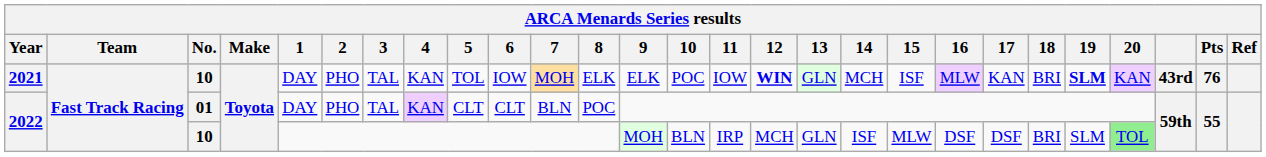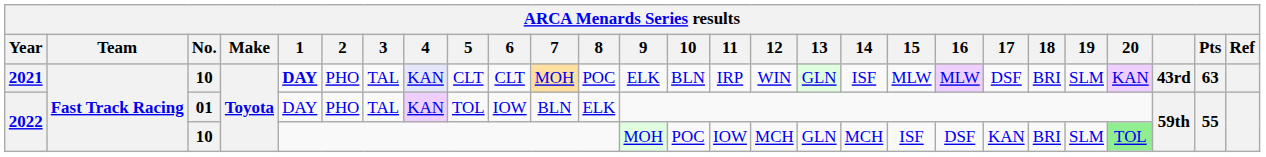(300, 77) normal -> (300, 77) bold
(426, 77) no background -> (426, 77) lavender background
(468, 77) TOL -> (468, 77) CLT
(510, 77) IOW -> (510, 77) CLT
(599, 77) ELK -> (599, 77) POC
(688, 77) POC -> (688, 77) BLN
(730, 77) IOW -> (730, 77) IRP
(774, 77) bold -> (774, 77) normal
(864, 77) MCH -> (864, 77) ISF
(911, 77) ISF -> (911, 77) MLW
(1006, 77) KAN -> (1006, 77) DSF
(1087, 77) bold -> (1087, 77) normal
(1212, 77) 76 -> (1210, 77) 63
(468, 107) CLT -> (468, 107) TOL
(510, 107) CLT -> (510, 107) IOW
(599, 107) POC -> (599, 107) ELK
(688, 136) BLN -> (688, 136) POC
(730, 136) IRP -> (730, 136) IOW
(864, 136) ISF -> (864, 136) MCH
(911, 136) MLW -> (911, 136) ISF
(1006, 136) DSF -> (1006, 136) KAN
